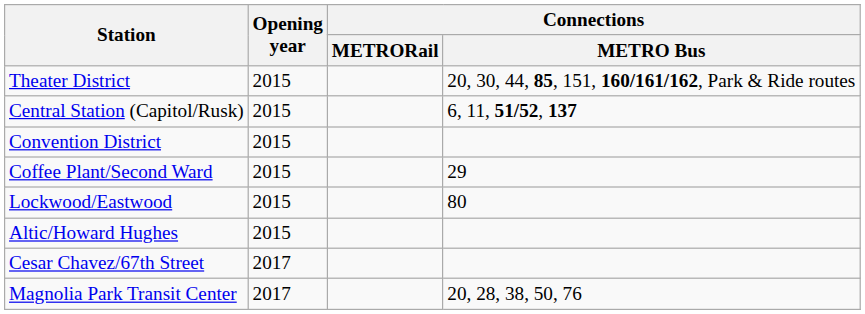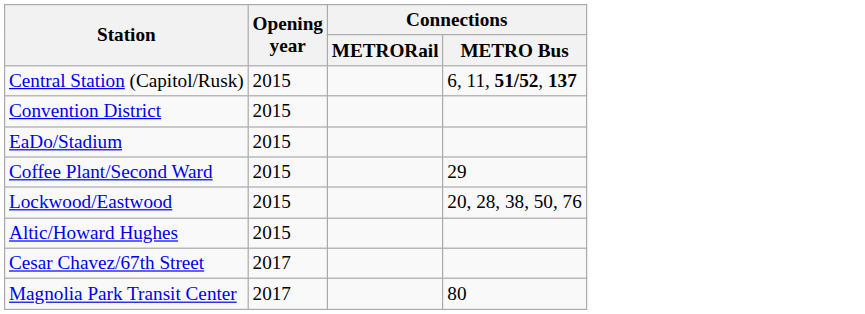- row: (70, 80)
+ row: (66, 141)
(457, 202) 80 -> (515, 202) 20, 28, 38, 50, 76
(515, 293) 20, 28, 38, 50, 76 -> (457, 293) 80
